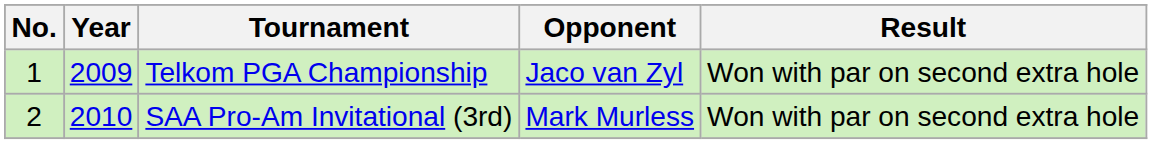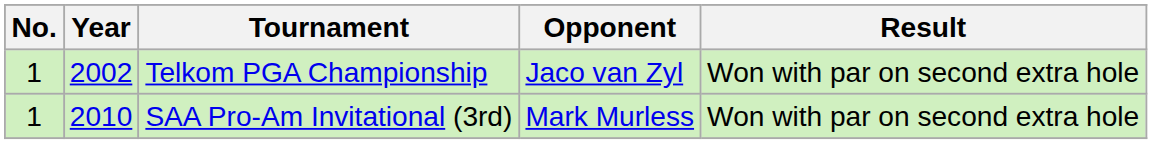(101, 72) 2009 -> (101, 72) 2002
(34, 116) 2 -> (34, 116) 1
